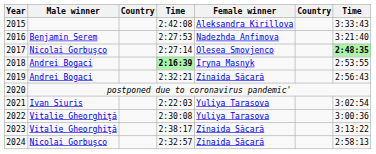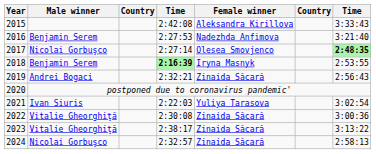(61, 63) Andrei Bogaci -> (63, 63) Benjamin Serem
(233, 116) Yuliya Tarasova -> (230, 116) Zinaida Săcară
